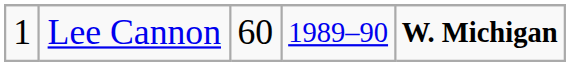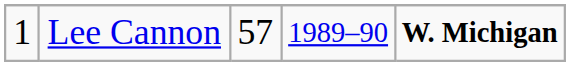(255, 32) 60 -> (255, 32) 57
